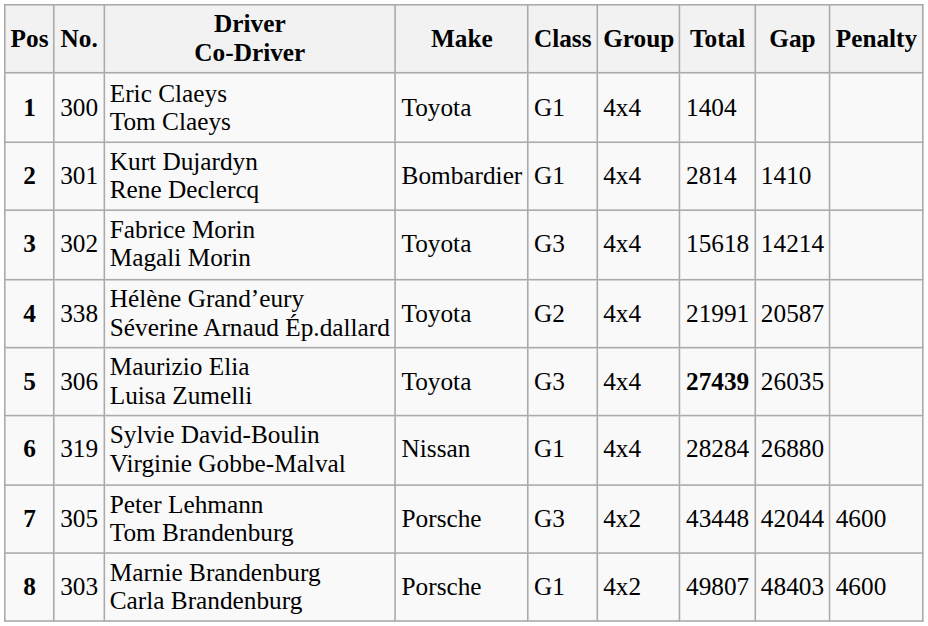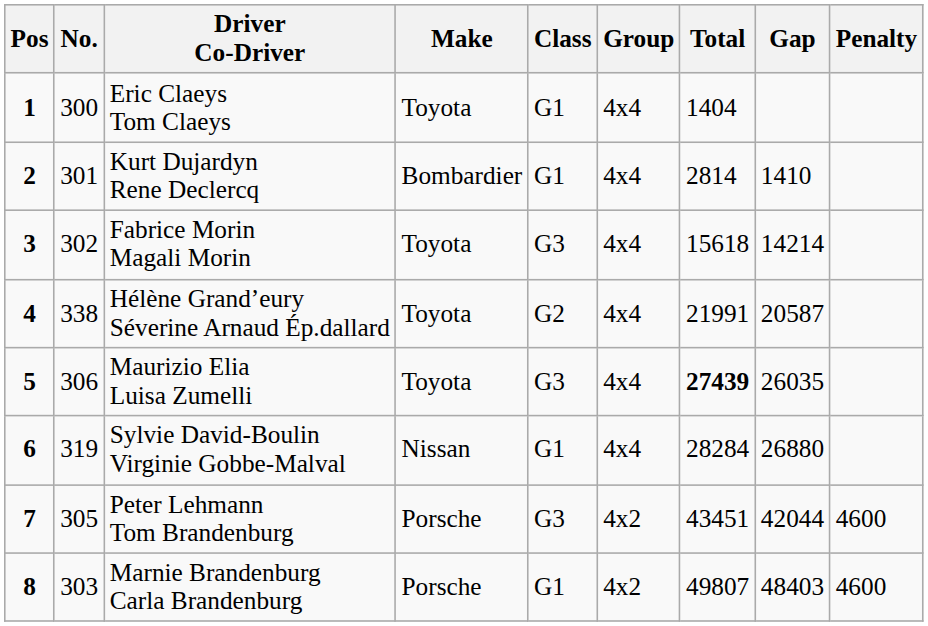(718, 518) 43448 -> (718, 518) 43451
